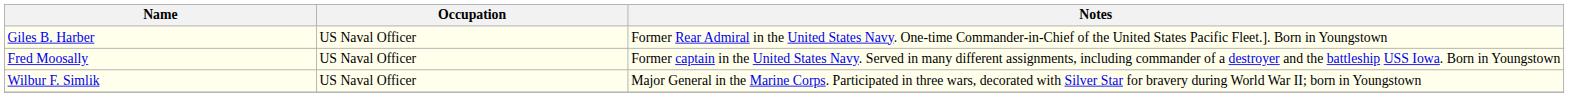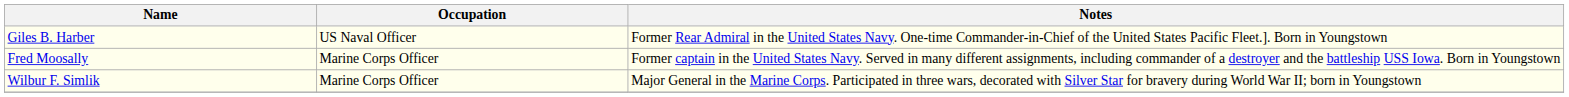(368, 59) US Naval Officer -> (379, 59) Marine Corps Officer
(368, 80) US Naval Officer -> (379, 80) Marine Corps Officer
